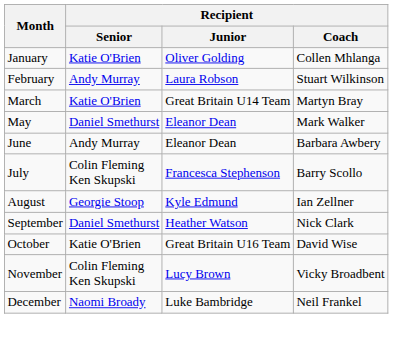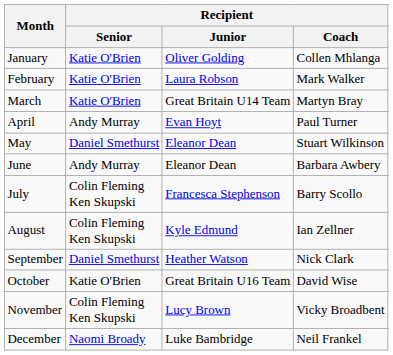(104, 79) Andy Murray -> (105, 79) Katie O'Brien
(340, 79) Stuart Wilkinson -> (331, 79) Mark Walker
+ row: (21, 122)
(331, 122) Mark Walker -> (340, 143) Stuart Wilkinson
(106, 201) Georgie Stoop -> (107, 230) Colin Fleming Ken Skupski
